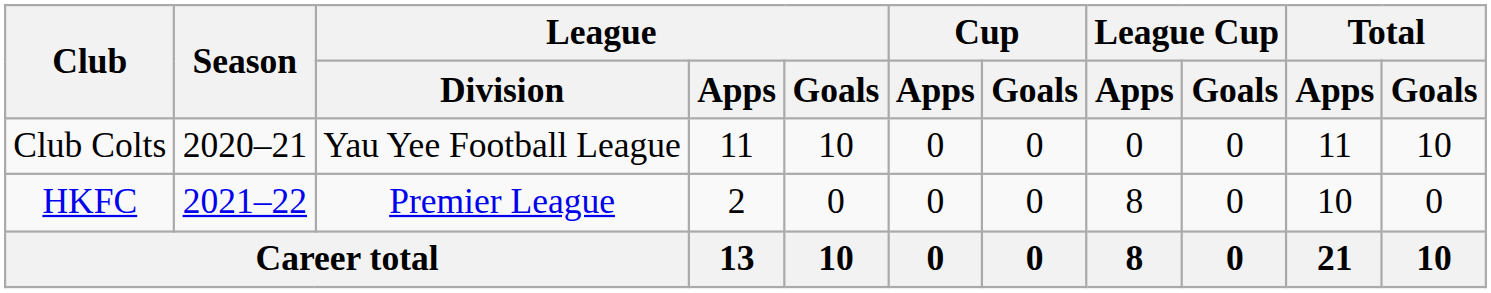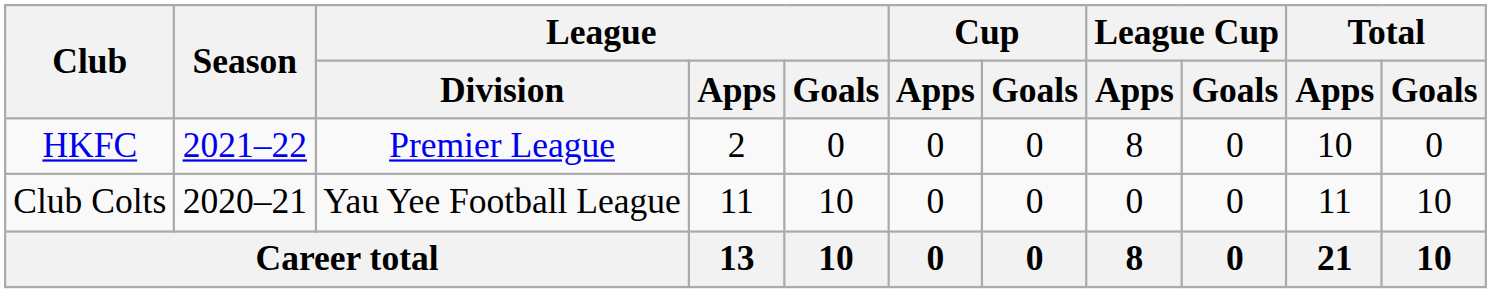rows swapped: (90, 145) <-> (90, 201)
